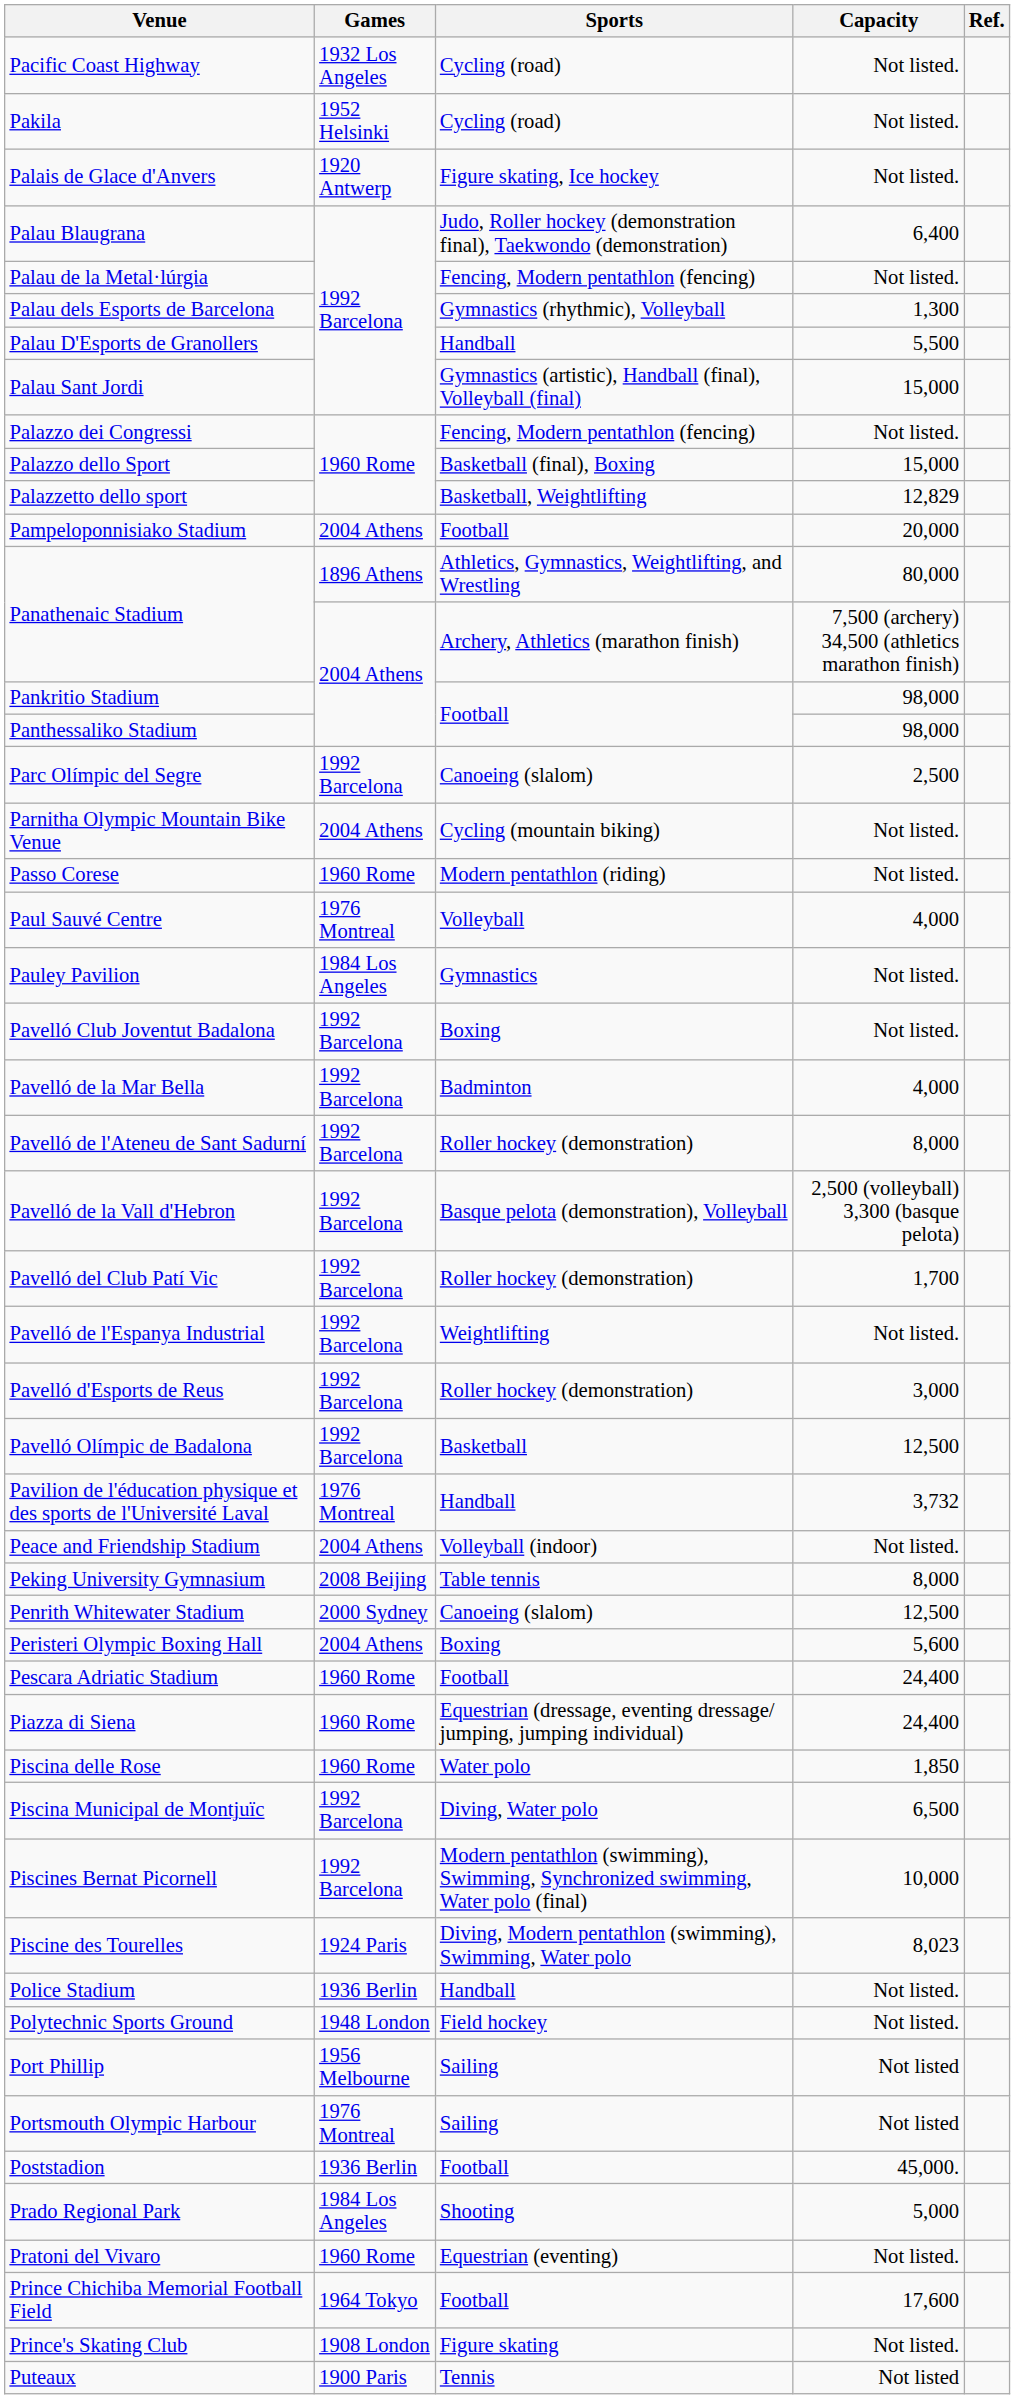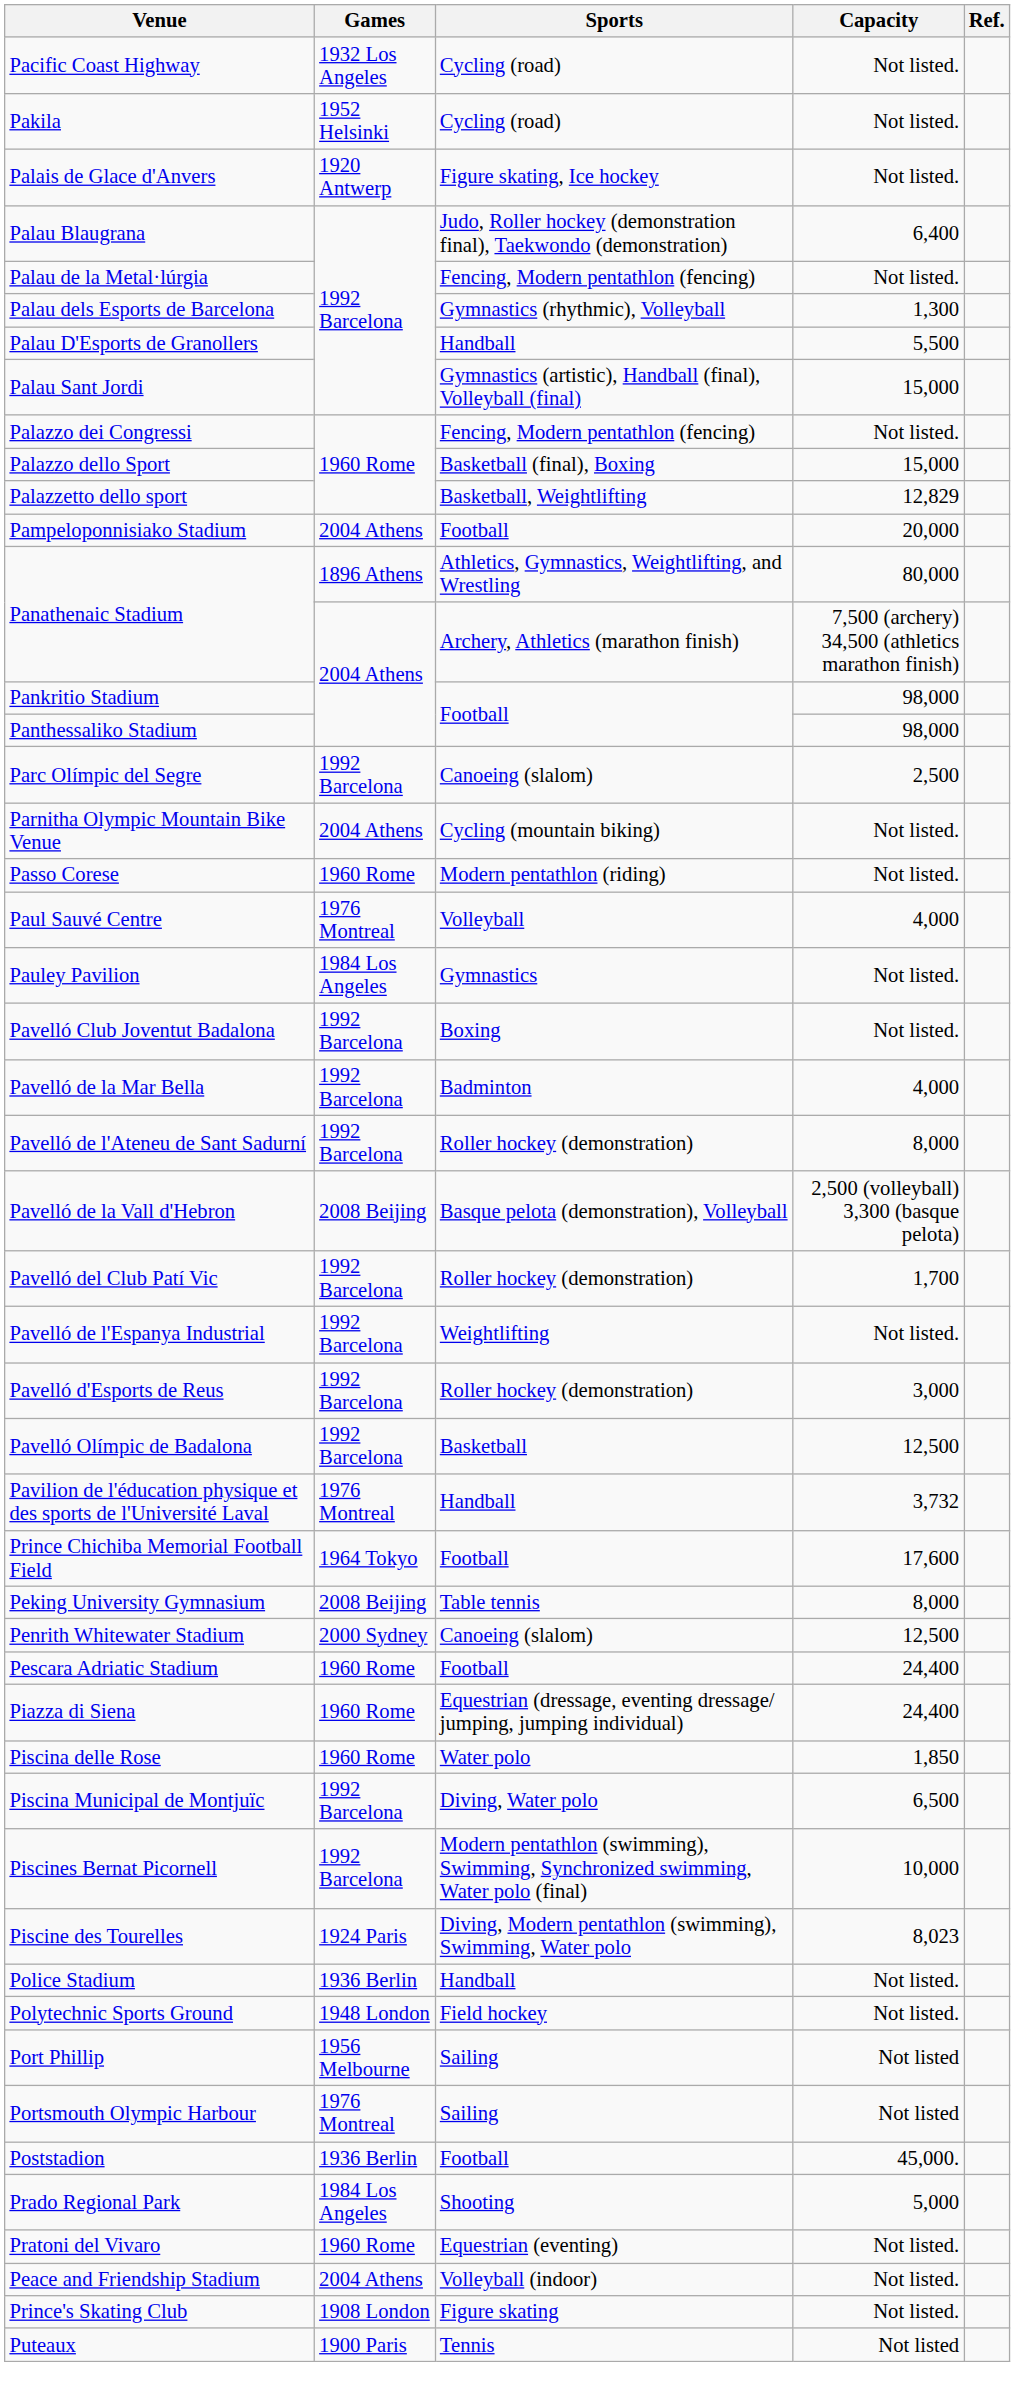(361, 1210) 1992 Barcelona -> (373, 1210) 2008 Beijing
rows swapped: (135, 1546) <-> (156, 2300)
- row: (136, 1644)
